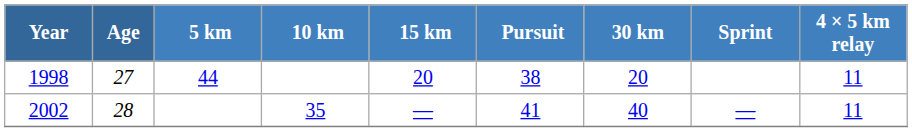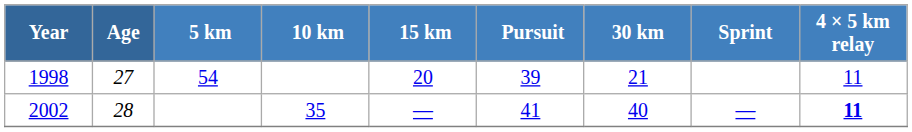(208, 77) 44 -> (208, 77) 54
(530, 77) 38 -> (530, 77) 39
(638, 77) 20 -> (638, 77) 21
(853, 110) normal -> (853, 110) bold
